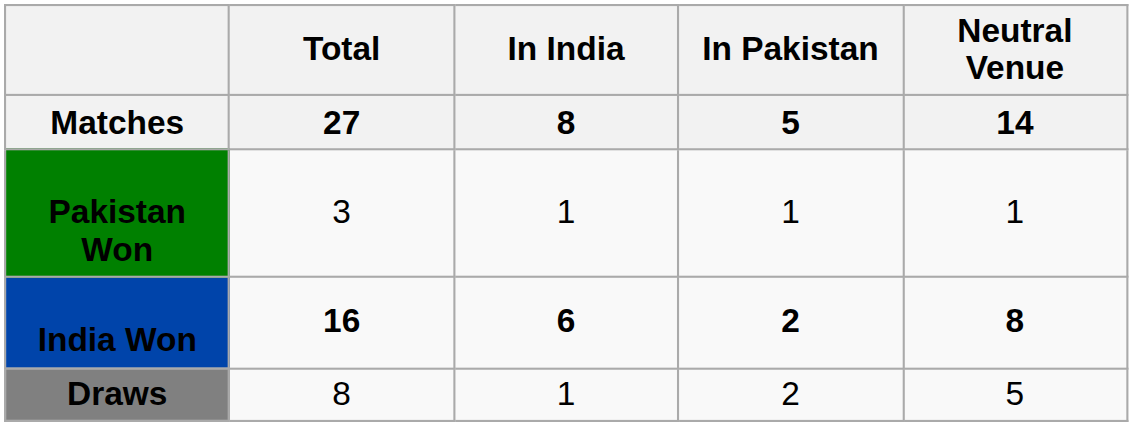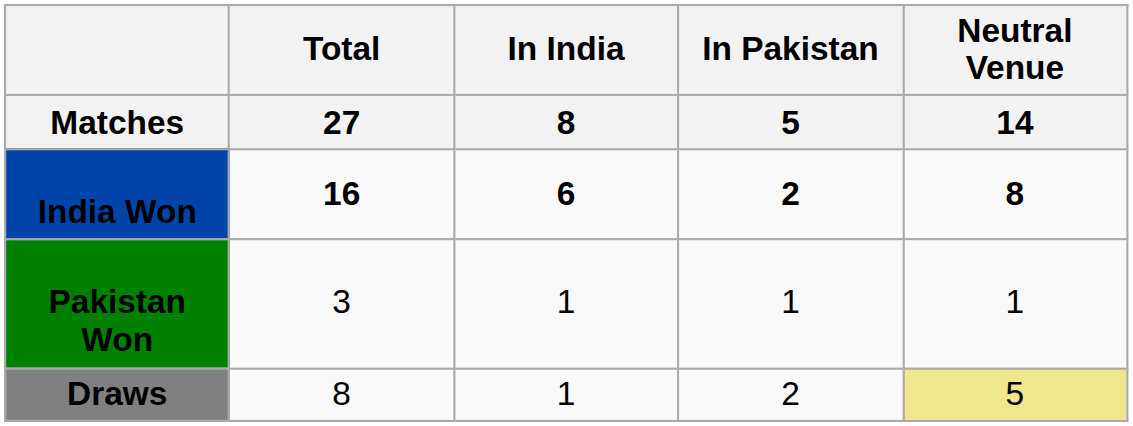rows swapped: (117, 340) <-> (117, 231)
(1015, 393) no background -> (1015, 393) khaki background
